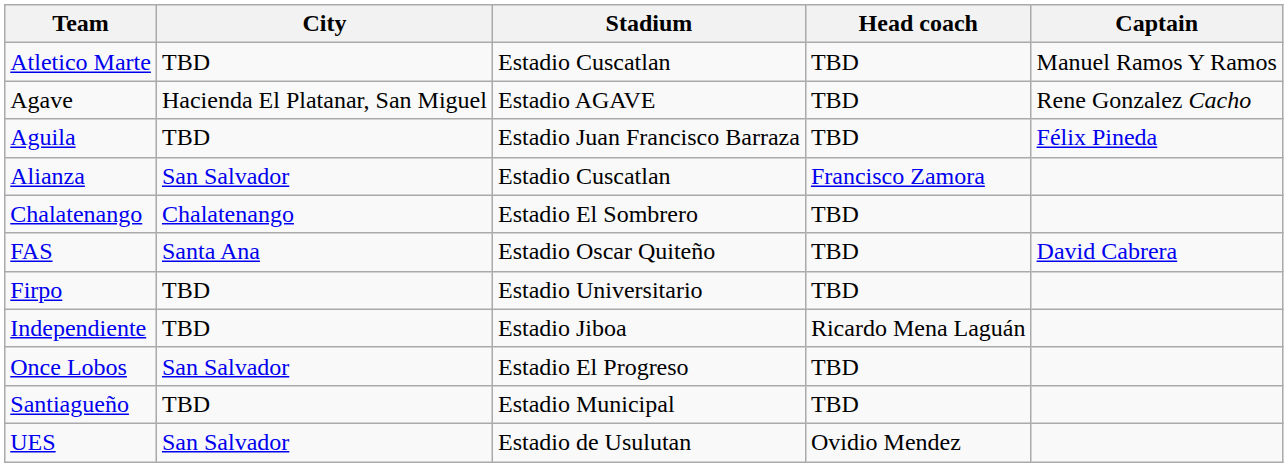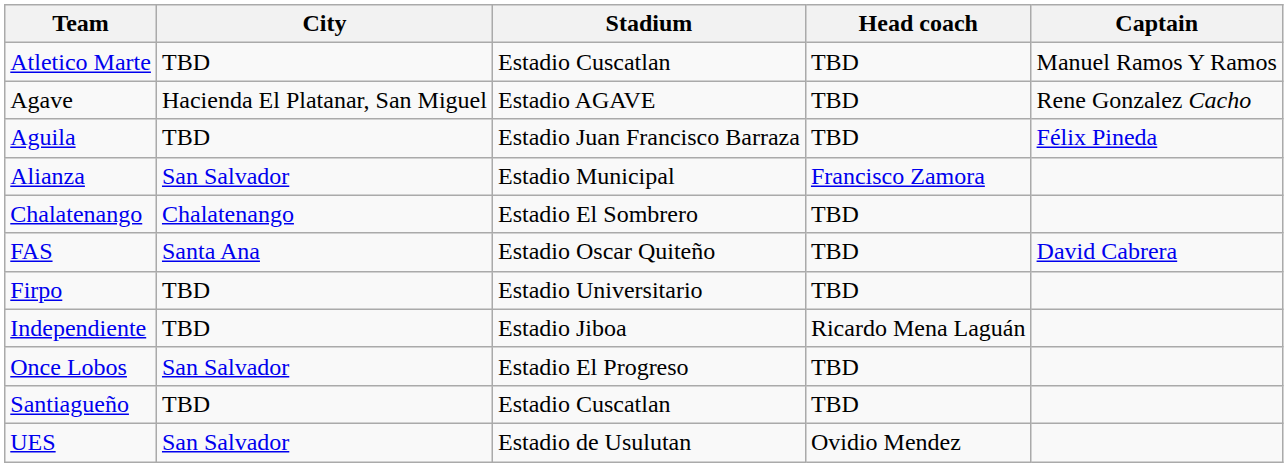(584, 175) Estadio Cuscatlan -> (586, 175) Estadio Municipal
(586, 404) Estadio Municipal -> (584, 404) Estadio Cuscatlan
